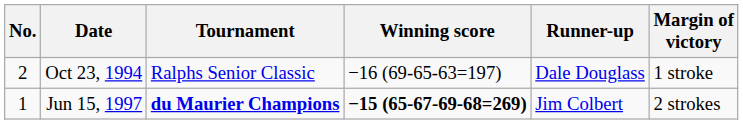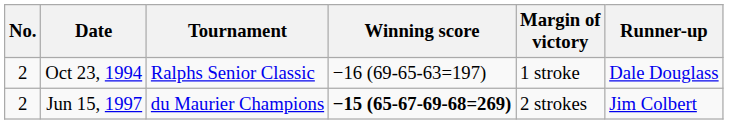columns swapped: (694, 31) <-> (590, 31)
(23, 103) 1 -> (23, 103) 2
(245, 103) bold -> (238, 103) normal
